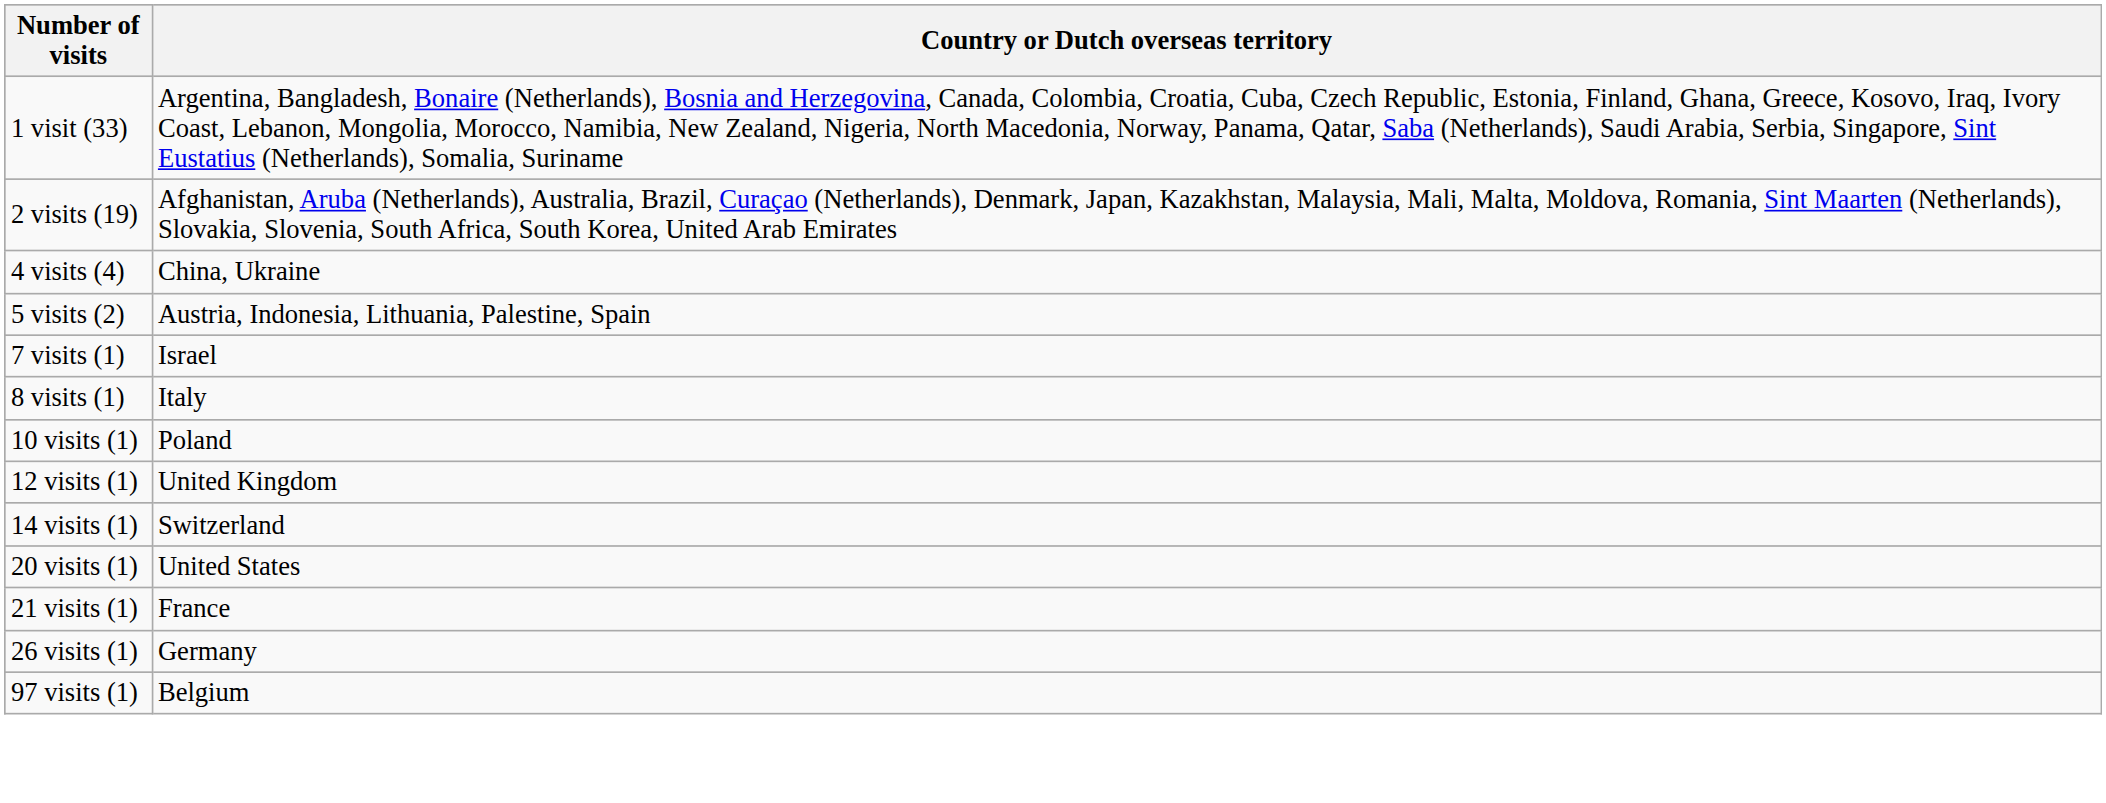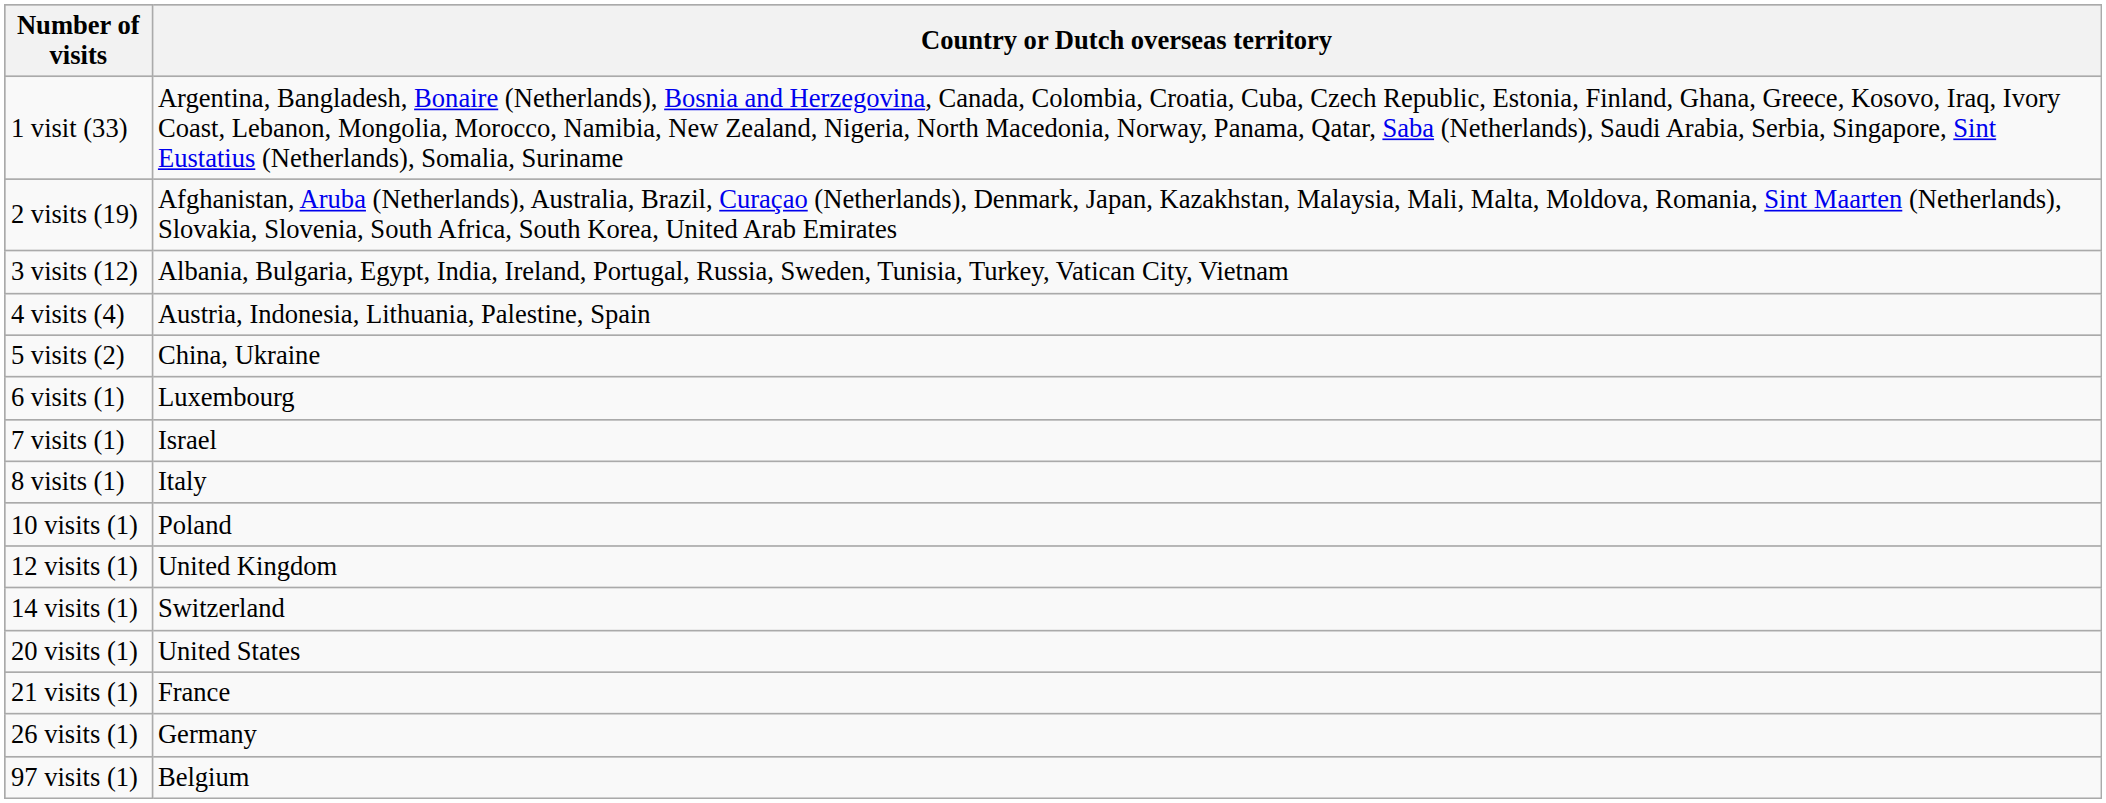+ row: (74, 271)
(239, 271) China, Ukraine -> (404, 313) Austria, Indonesia, Lithuania, Palestine, Spain
(404, 313) Austria, Indonesia, Lithuania, Palestine, Spain -> (239, 355) China, Ukraine
+ row: (68, 397)
